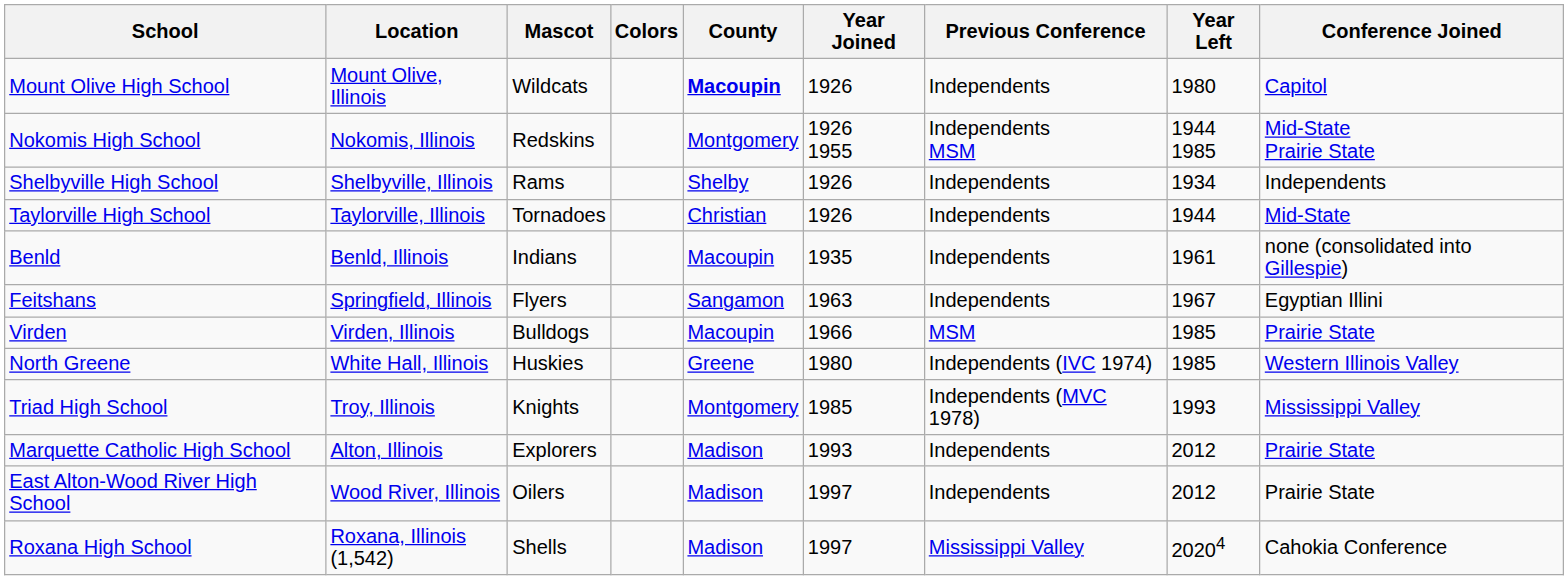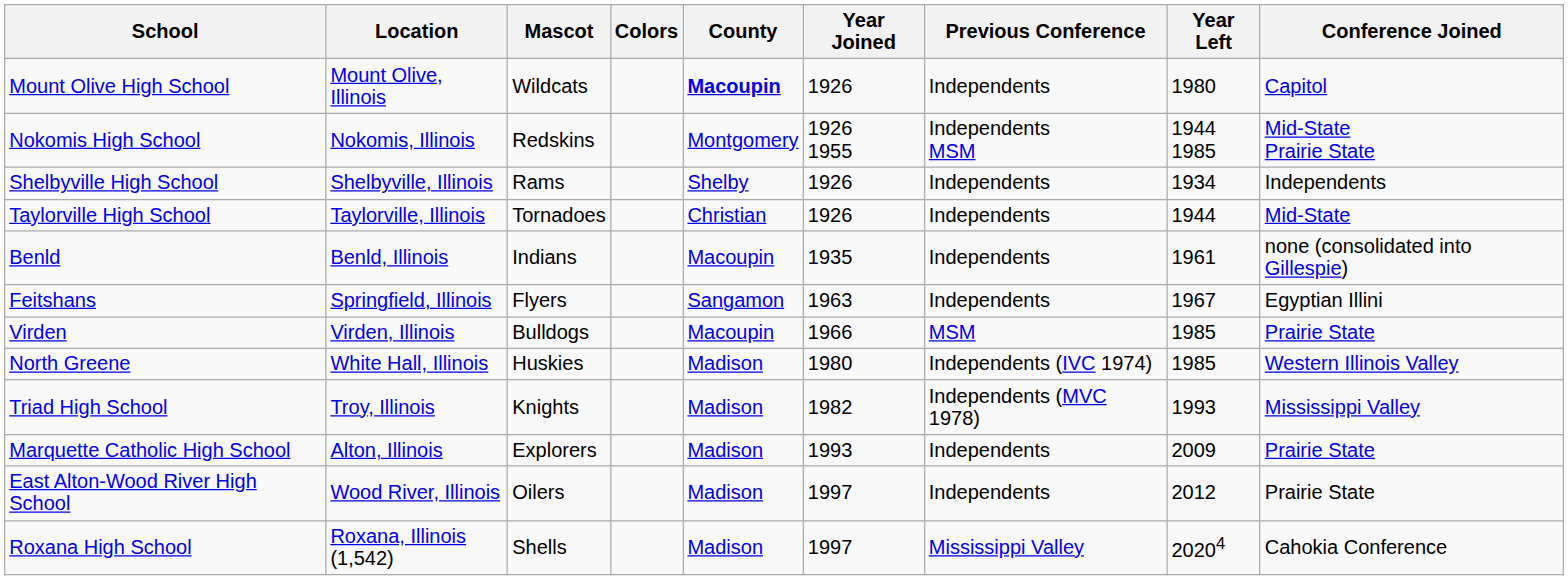(721, 364) Greene -> (725, 364) Madison
(743, 407) Montgomery -> (725, 407) Madison
(830, 407) 1985 -> (830, 407) 1982
(1194, 450) 2012 -> (1194, 450) 2009
